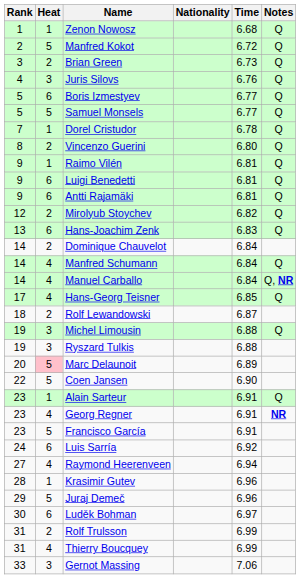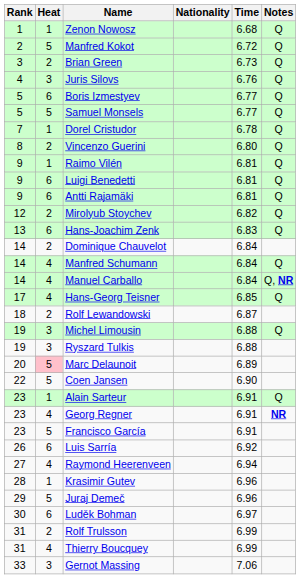(20, 448) 24 -> (20, 448) 26
